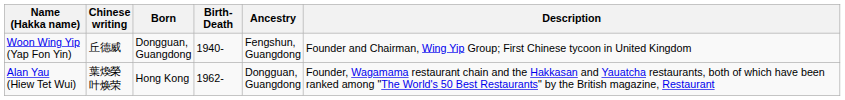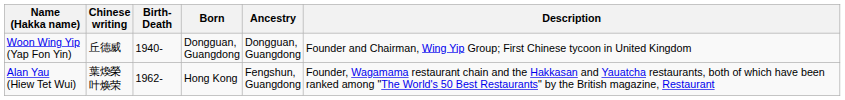columns swapped: (218, 19) <-> (163, 19)
(273, 48) Fengshun, Guangdong -> (273, 48) Dongguan, Guangdong
(273, 79) Dongguan, Guangdong -> (273, 79) Fengshun, Guangdong
